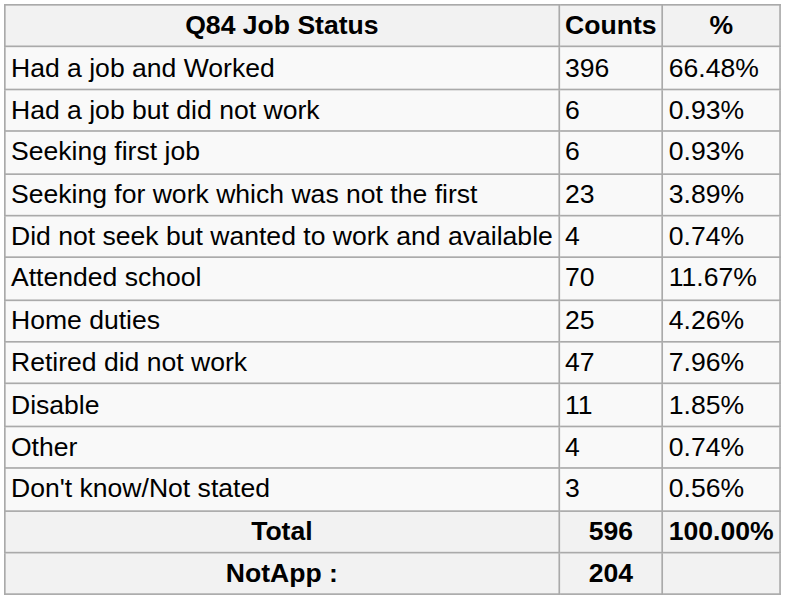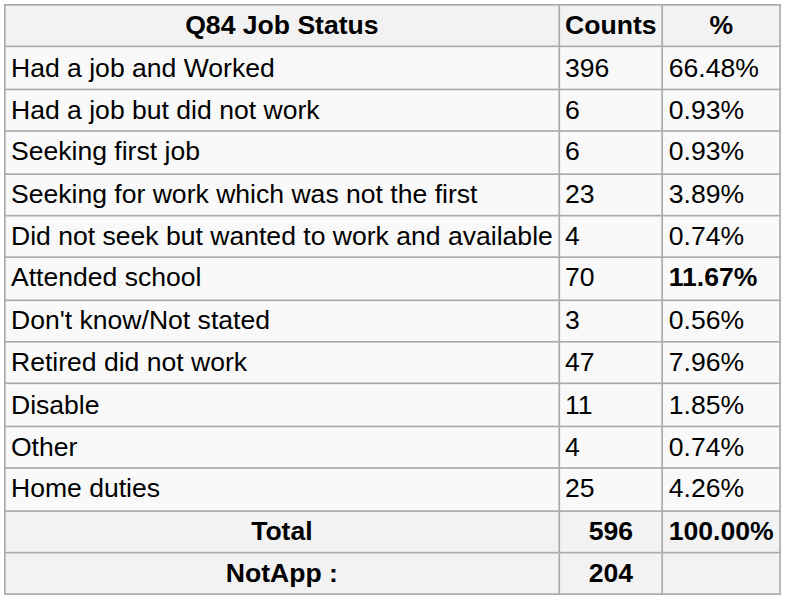(713, 278) normal -> (713, 278) bold
rows swapped: (86, 320) <-> (140, 488)
